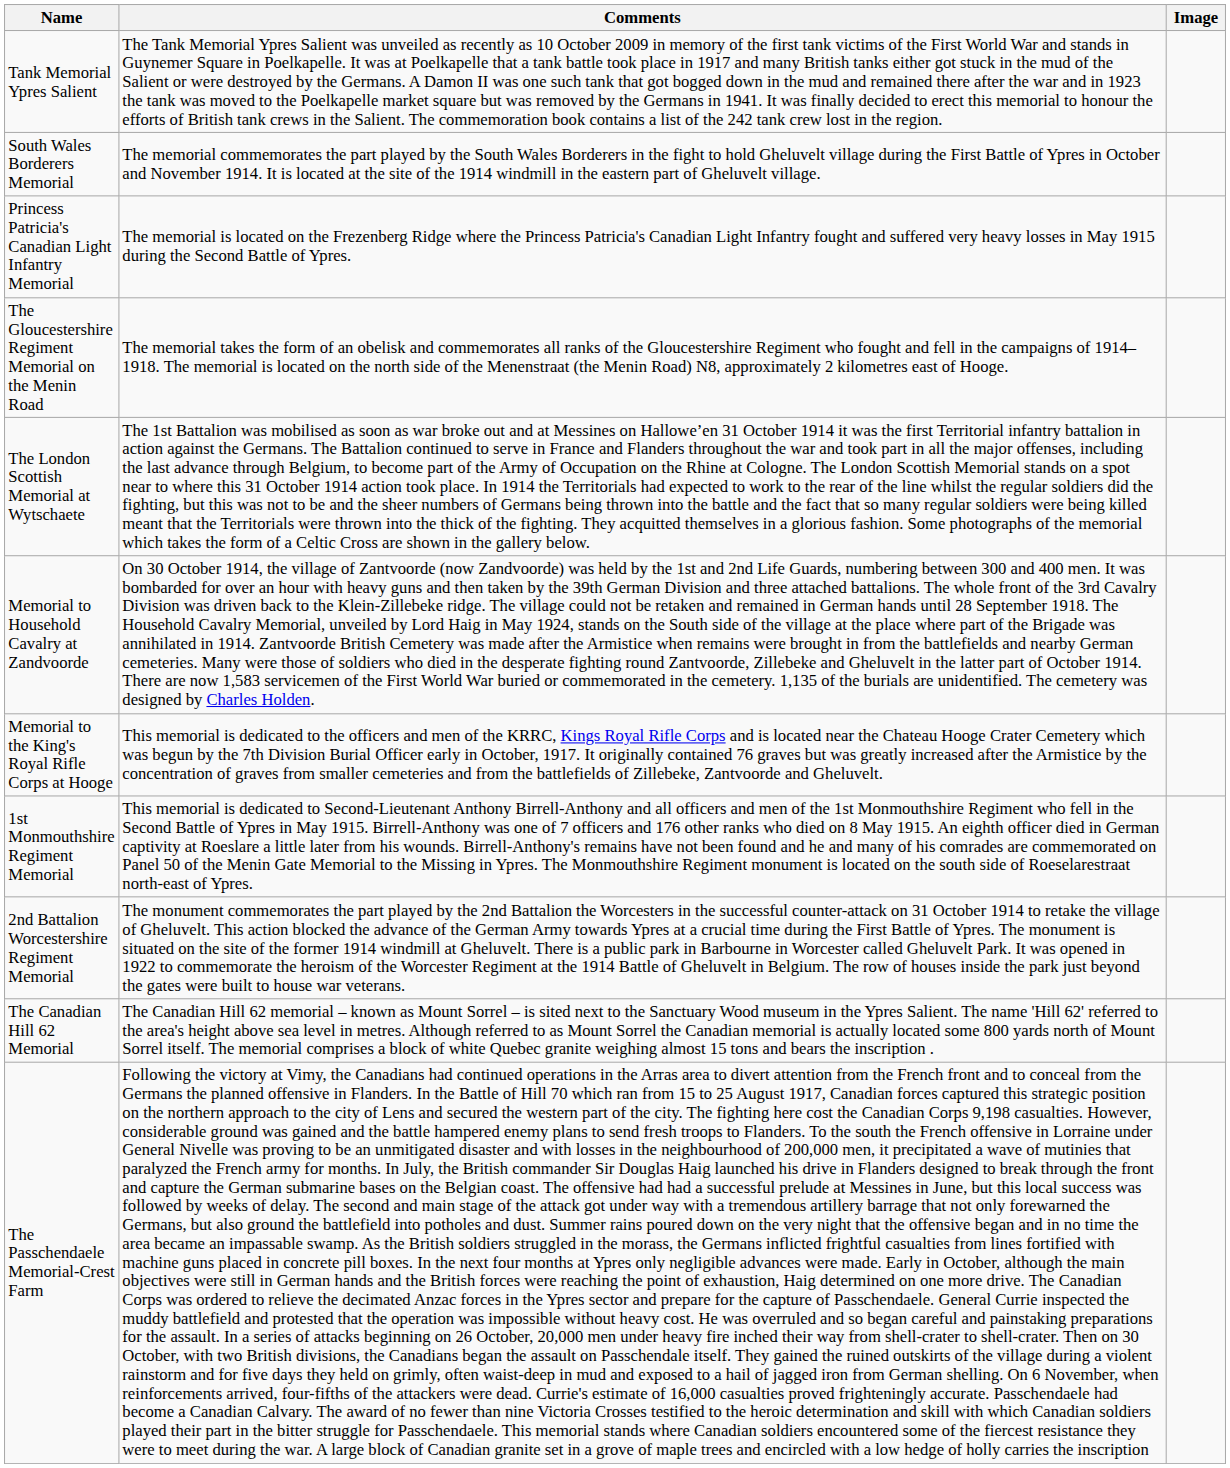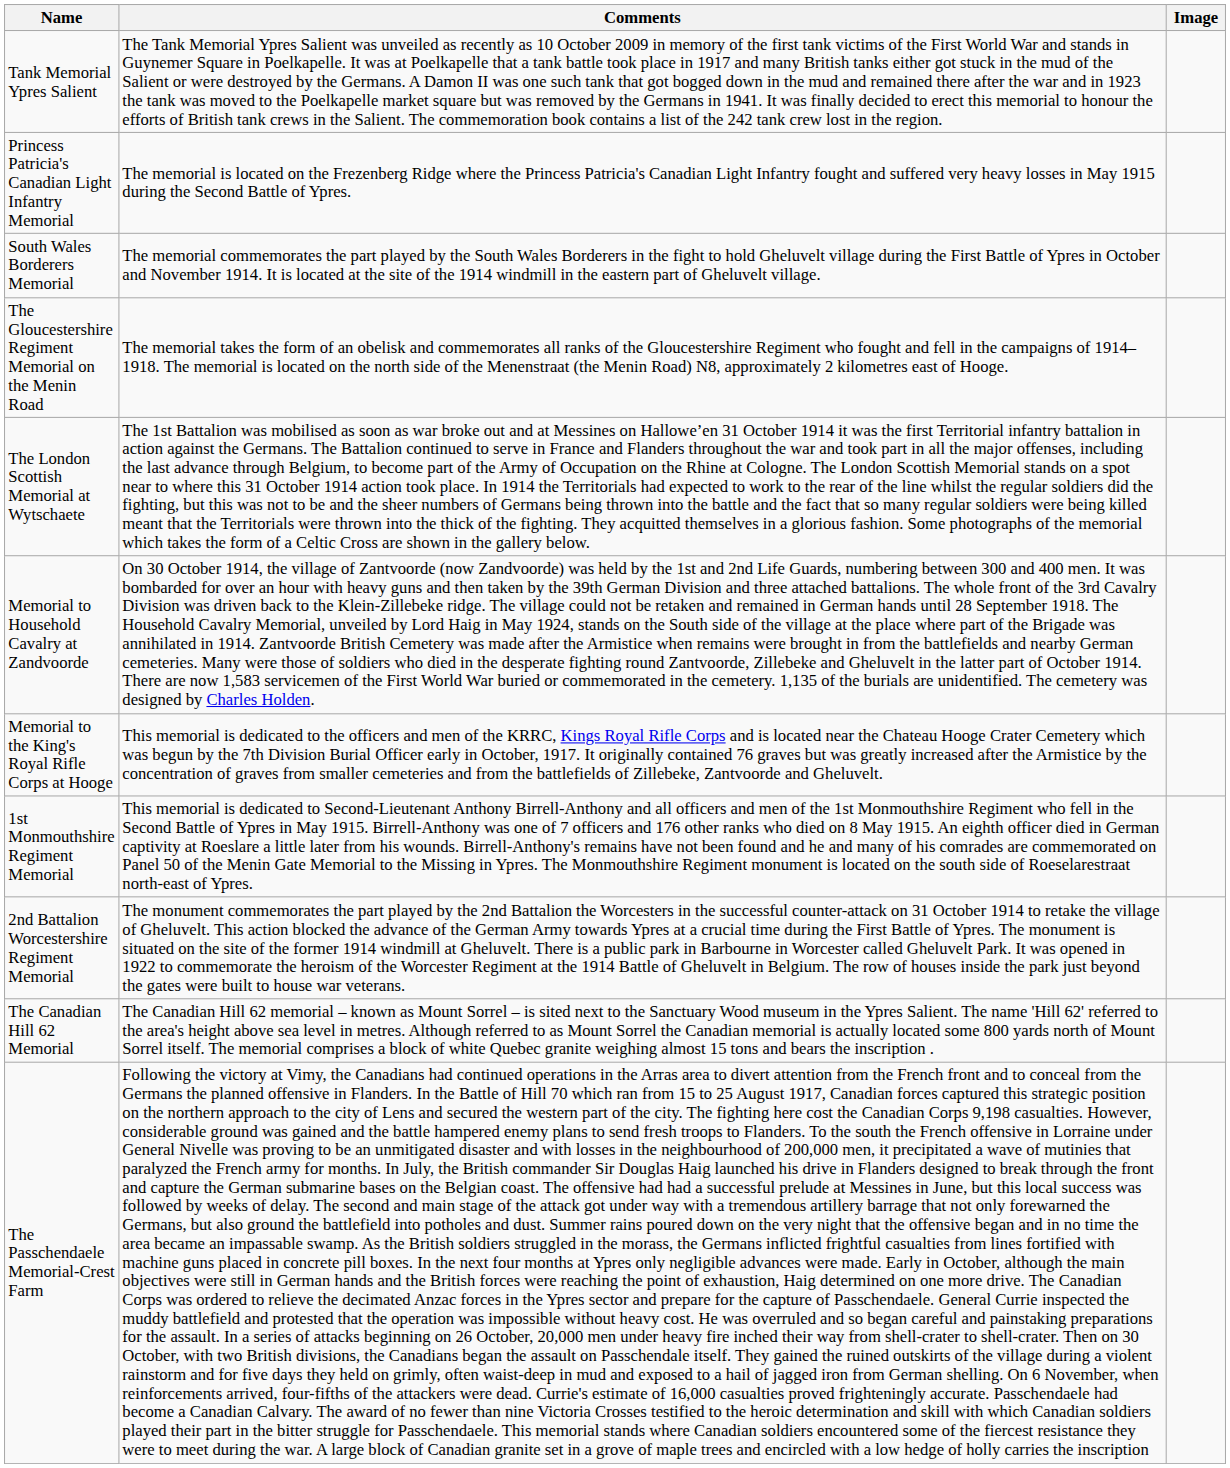rows swapped: (50, 164) <-> (60, 246)
